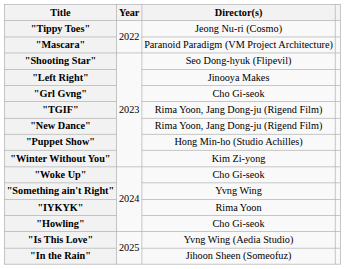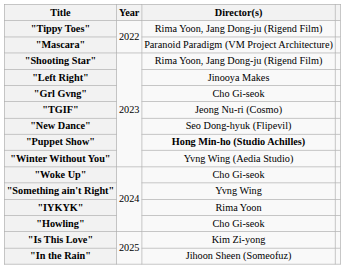(239, 28) Jeong Nu-ri (Cosmo) -> (239, 28) Rima Yoon, Jang Dong-ju (Rigend Film)
(239, 61) Seo Dong-hyuk (Flipevil) -> (239, 61) Rima Yoon, Jang Dong-ju (Rigend Film)
(239, 110) Rima Yoon, Jang Dong-ju (Rigend Film) -> (239, 110) Jeong Nu-ri (Cosmo)
(239, 126) Rima Yoon, Jang Dong-ju (Rigend Film) -> (239, 126) Seo Dong-hyuk (Flipevil)
(239, 142) normal -> (239, 142) bold
(239, 158) Kim Zi-yong -> (239, 158) Yvng Wing (Aedia Studio)
(239, 239) Yvng Wing (Aedia Studio) -> (239, 239) Kim Zi-yong
